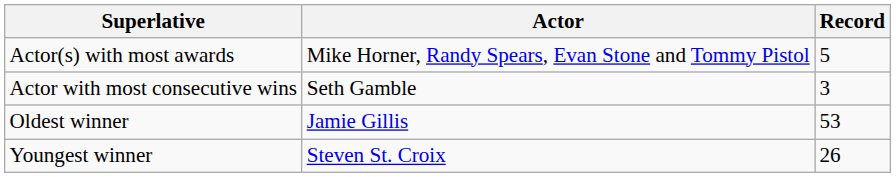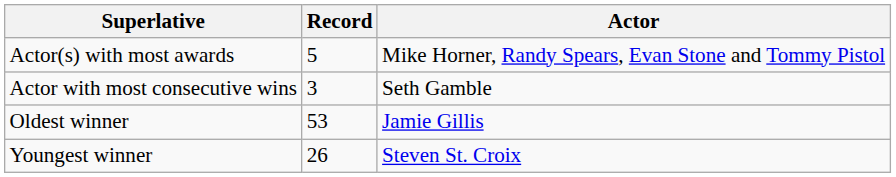columns swapped: (558, 21) <-> (852, 21)
